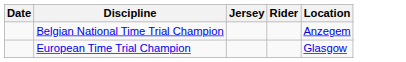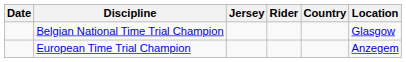+ column: (325, 13)
(327, 31) Anzegem -> (373, 31) Glasgow
(325, 48) Glasgow -> (375, 48) Anzegem
